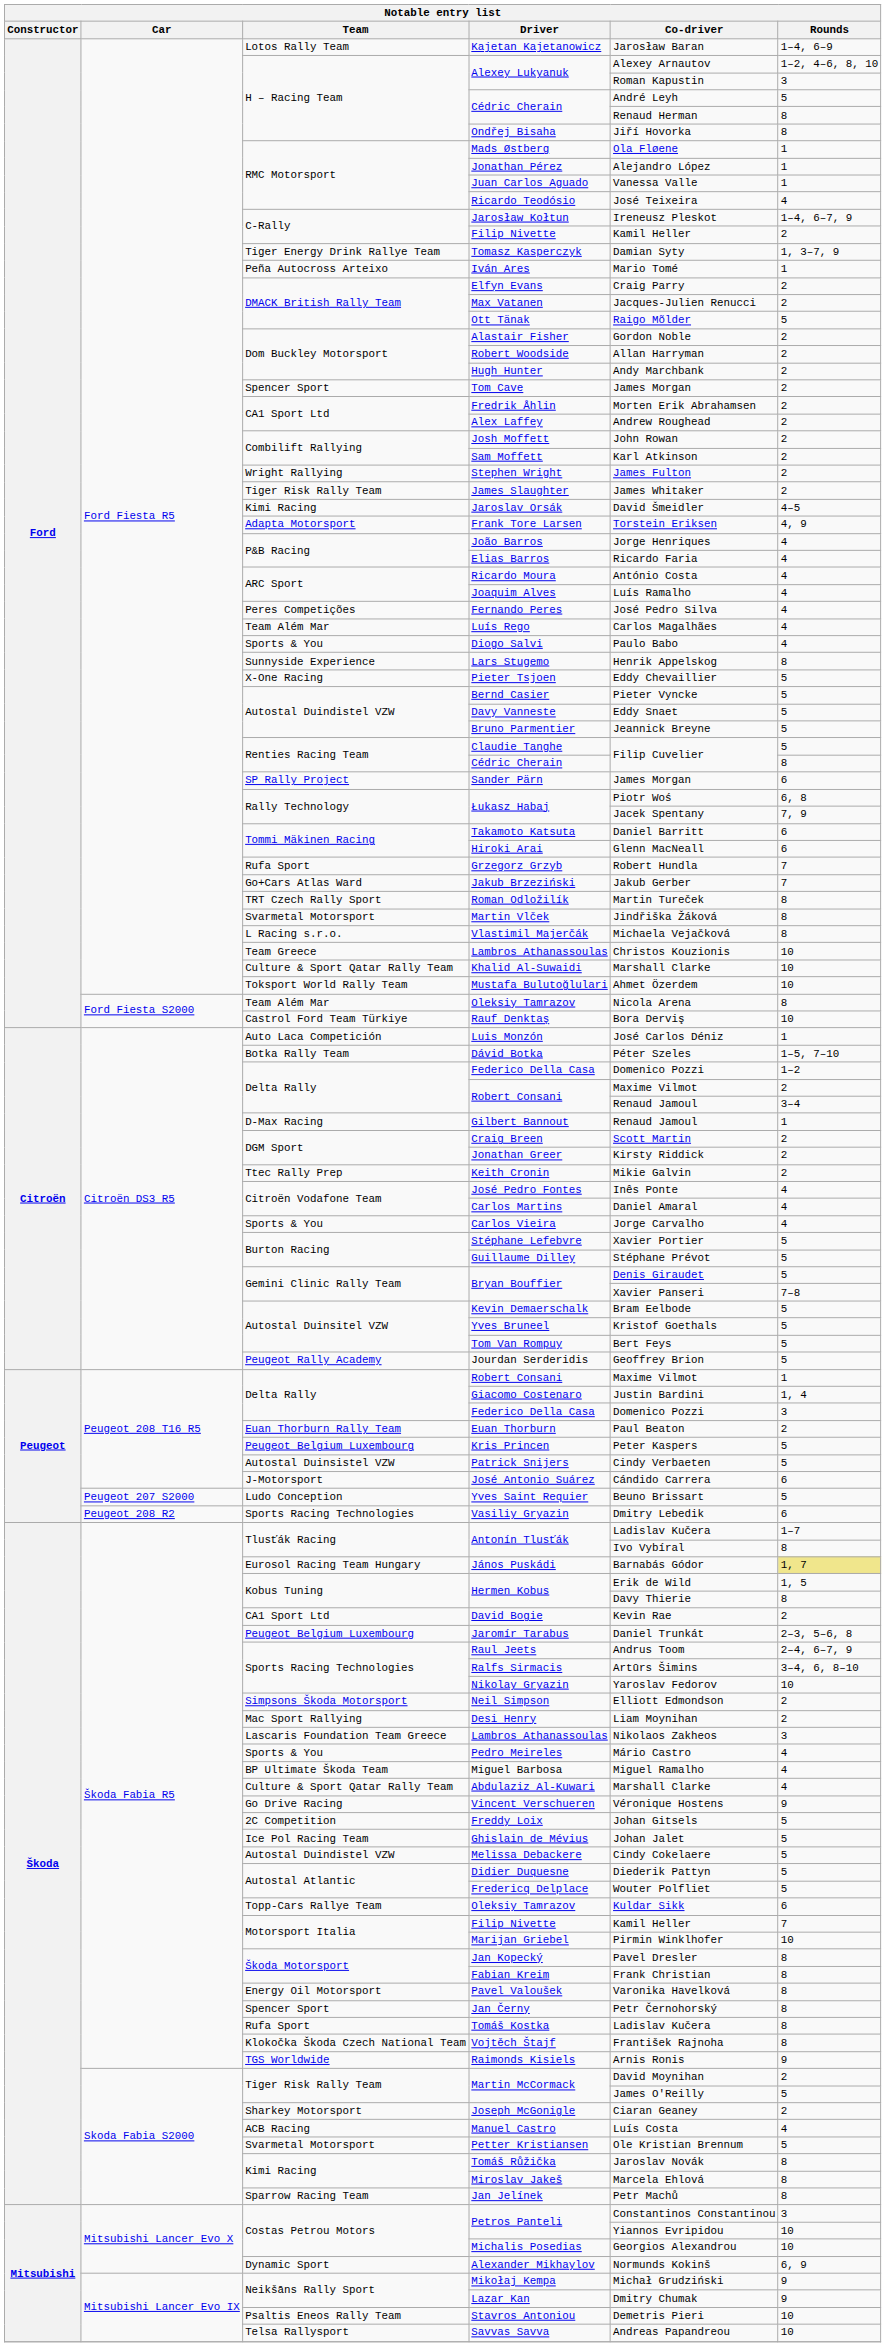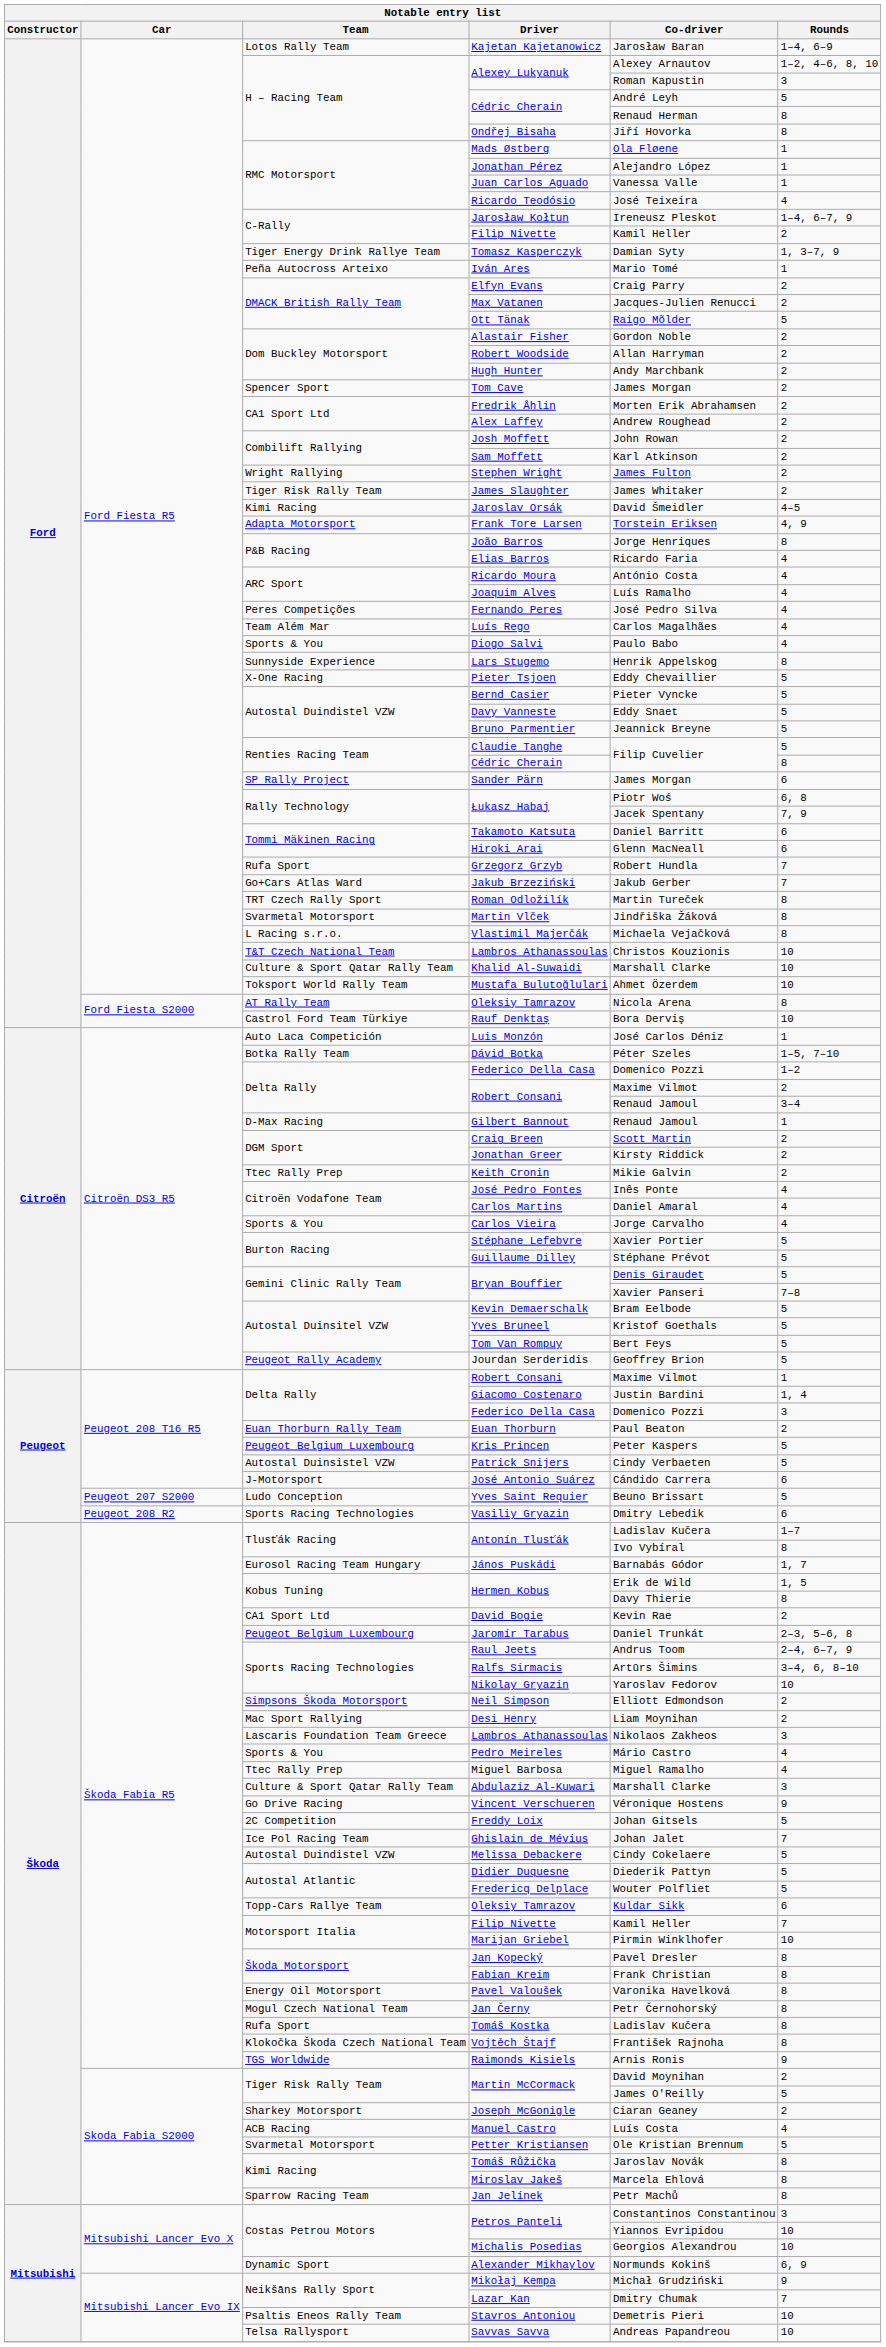(784, 542) 4 -> (784, 542) 8
(281, 951) Team Greece -> (320, 951) T&T Czech National Team
(287, 1002) Team Além Mar -> (287, 1002) AT Rally Team
(794, 1565) khaki background -> (794, 1565) no background
(317, 1770) BP Ultimate Škoda Team -> (294, 1770) Ttec Rally Prep
(784, 1787) 4 -> (784, 1787) 3
(784, 1838) 5 -> (784, 1838) 7
(287, 2009) Spencer Sport -> (326, 2009) Mogul Czech National Team
(784, 2299) 9 -> (784, 2299) 7
